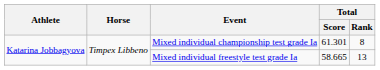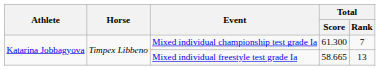(334, 42) 61.301 -> (334, 42) 61.300
(362, 42) 8 -> (362, 42) 7
